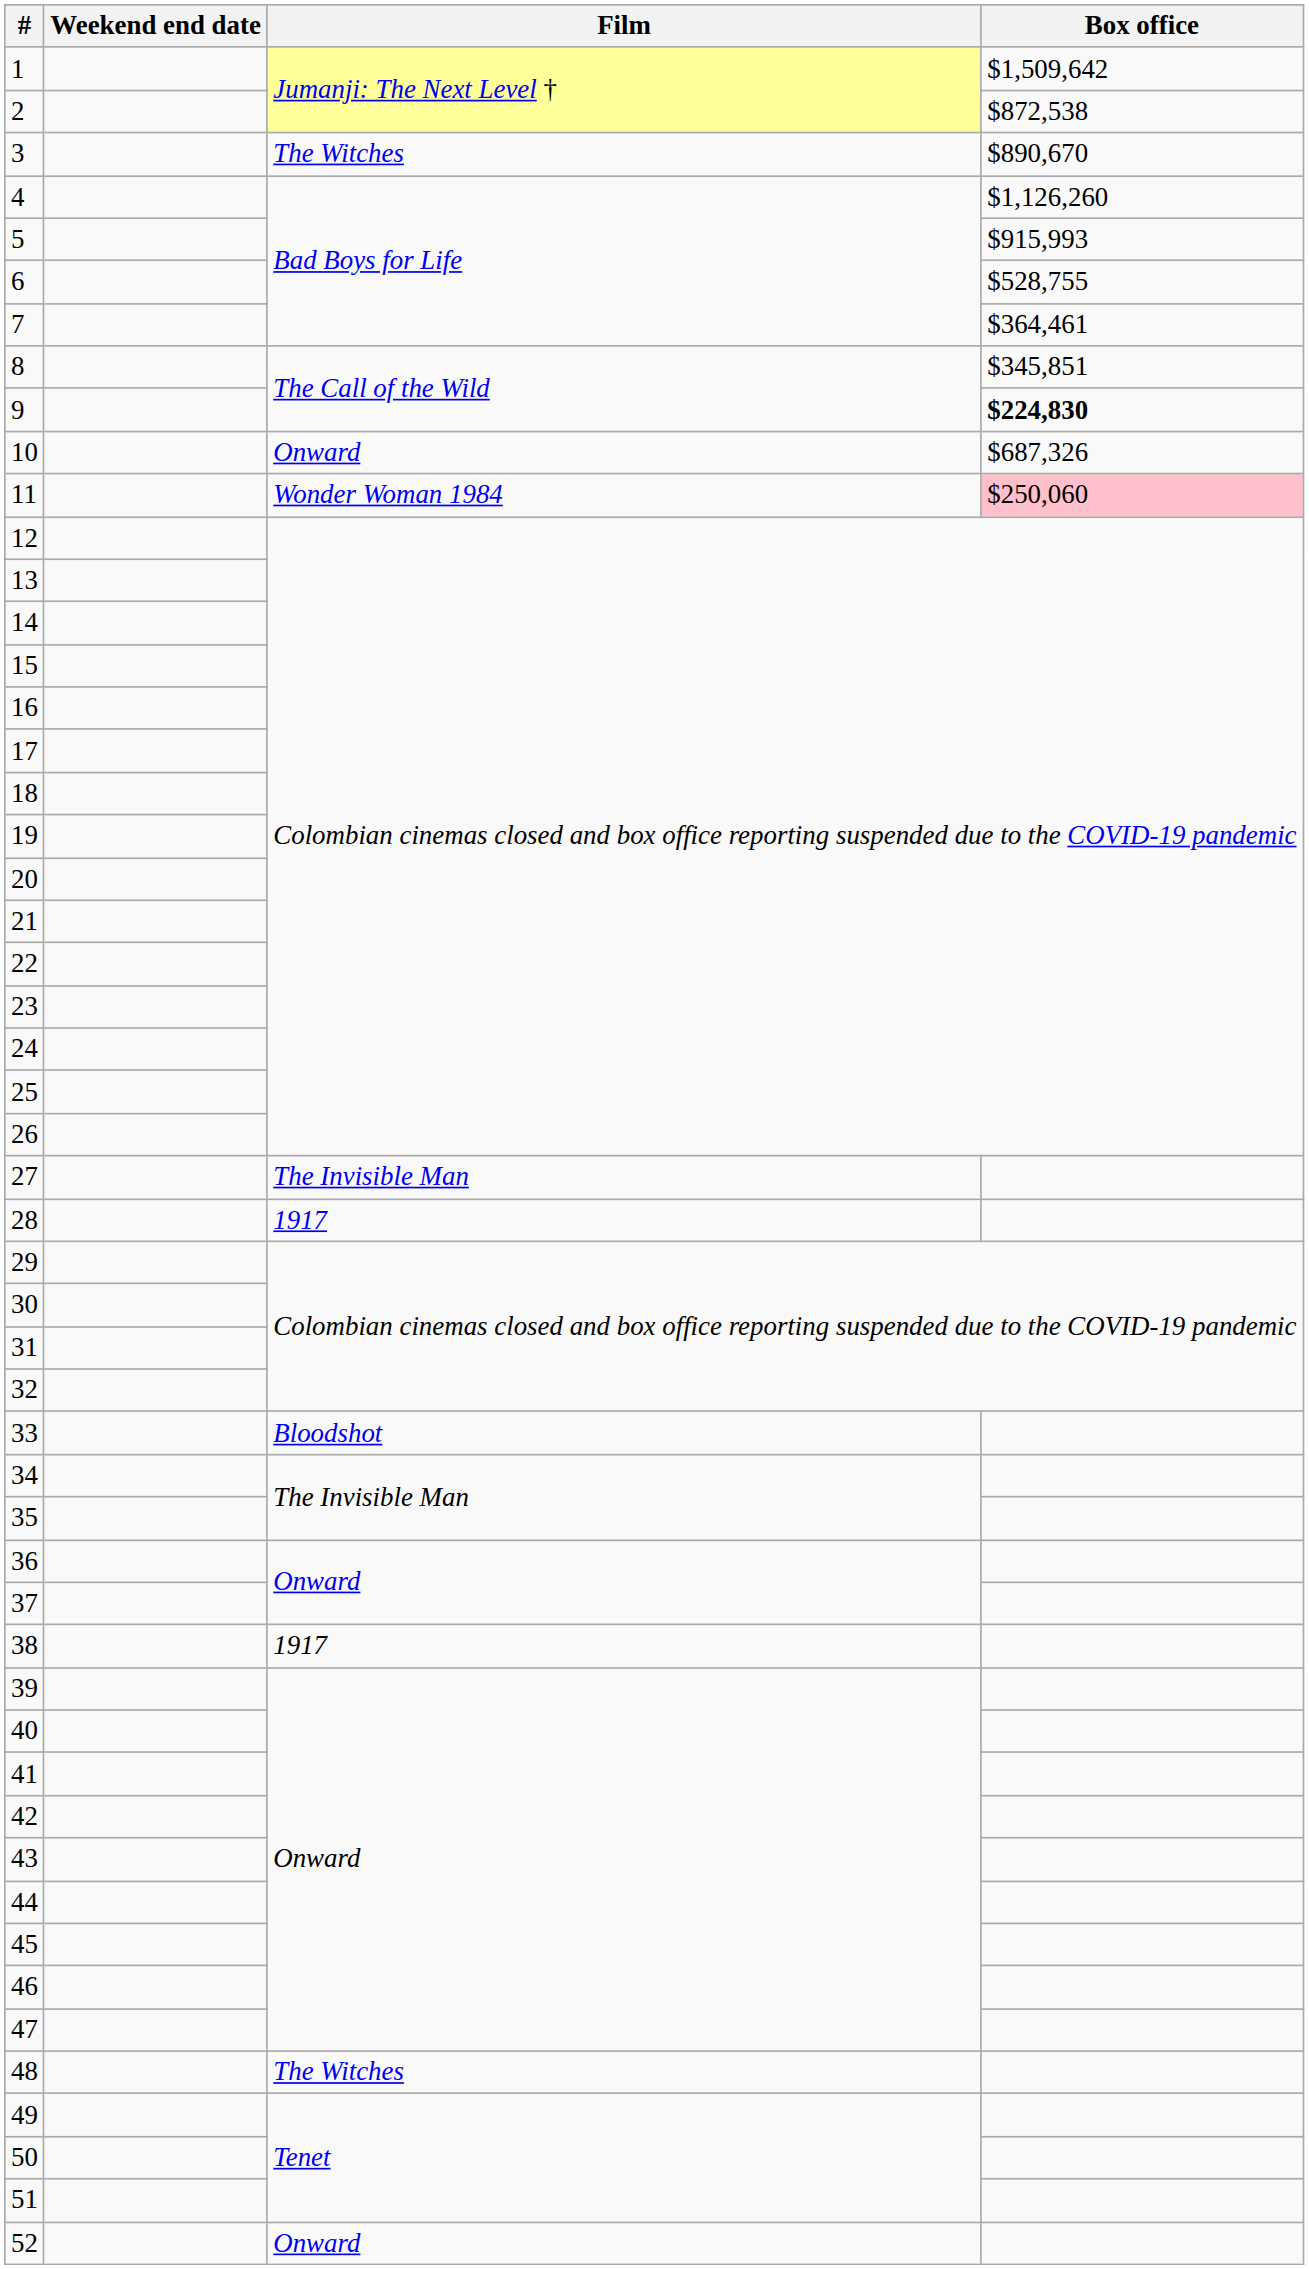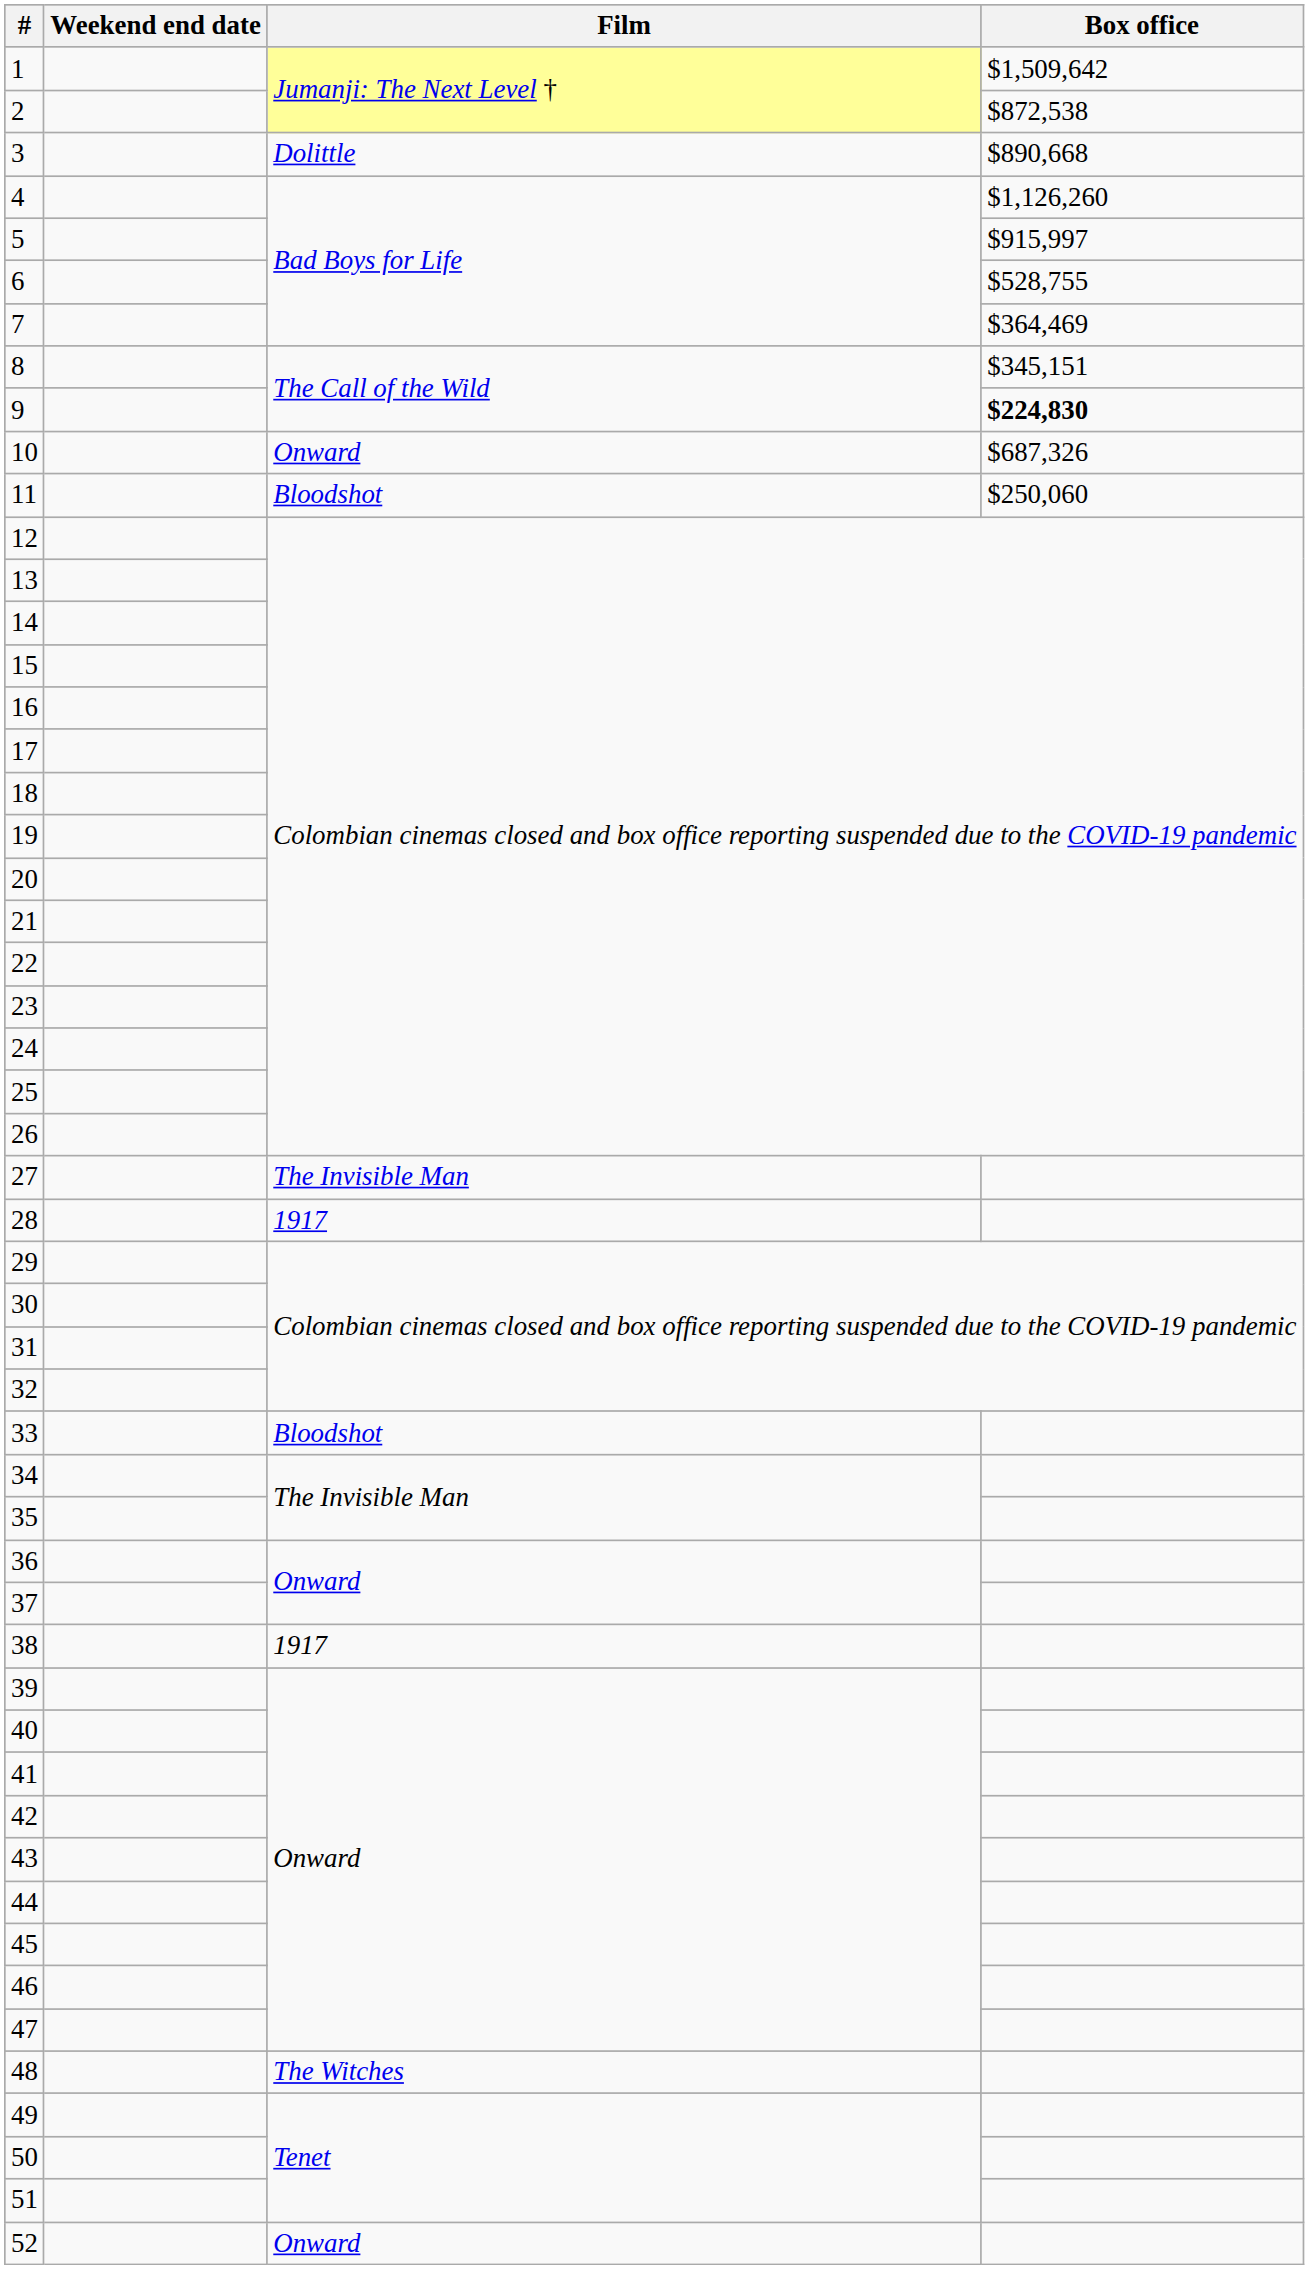(339, 153) The Witches -> (314, 153) Dolittle
(1038, 153) $890,670 -> (1038, 153) $890,668
(1038, 238) $915,993 -> (1038, 238) $915,997
(1038, 324) $364,461 -> (1038, 324) $364,469
(1038, 366) $345,851 -> (1038, 366) $345,151
(388, 494) Wonder Woman 1984 -> (328, 494) Bloodshot
(1038, 494) pink background -> (1038, 494) no background
